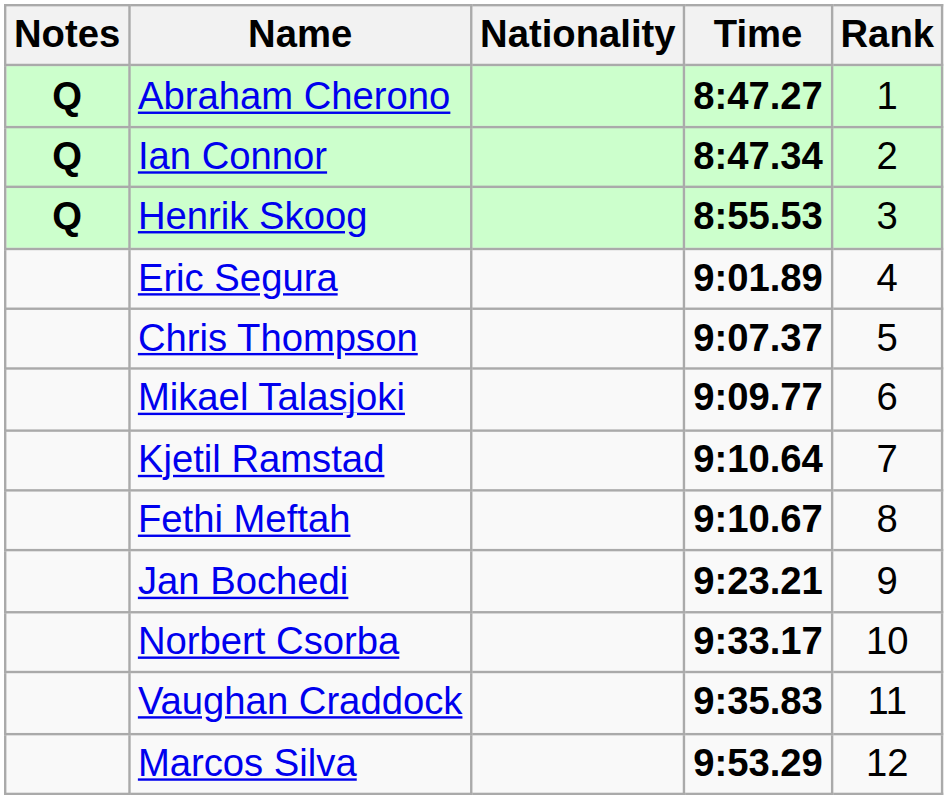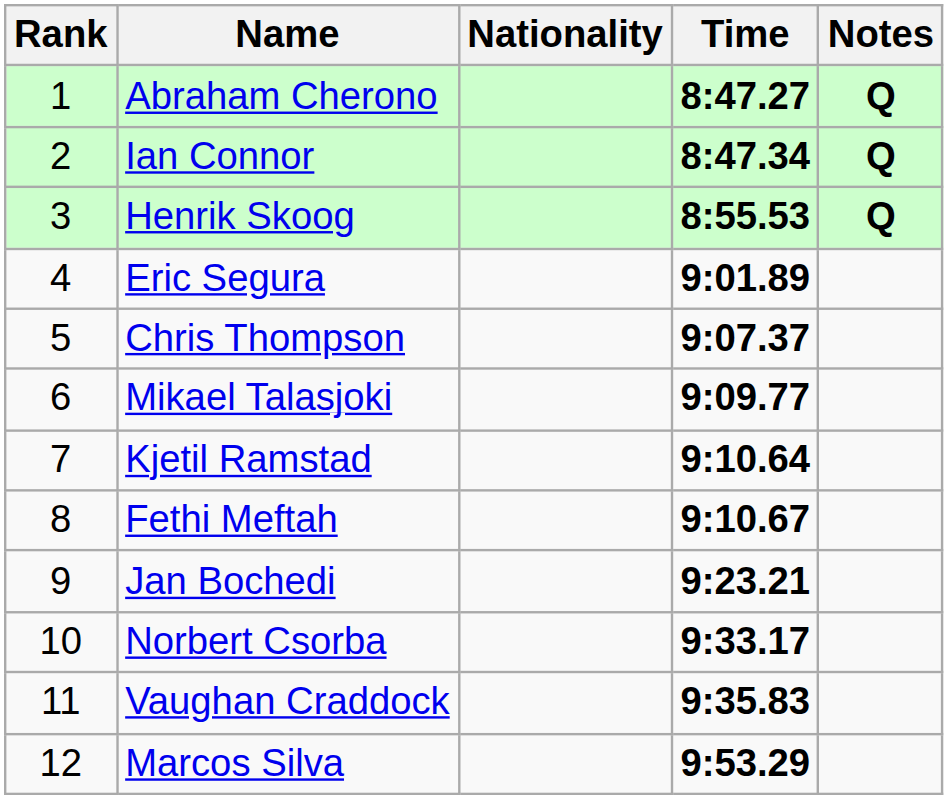columns swapped: (887, 34) <-> (67, 34)
